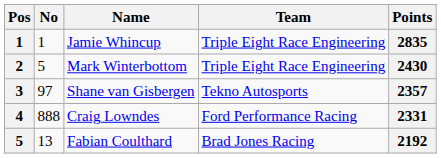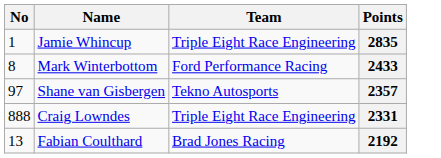- column: (19, 17)
(41, 66) 5 -> (12, 66) 8
(293, 66) Triple Eight Race Engineering -> (250, 66) Ford Performance Racing
(412, 66) 2430 -> (383, 66) 2433
(279, 116) Ford Performance Racing -> (264, 116) Triple Eight Race Engineering
